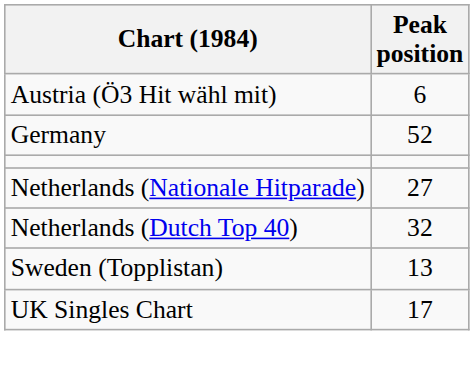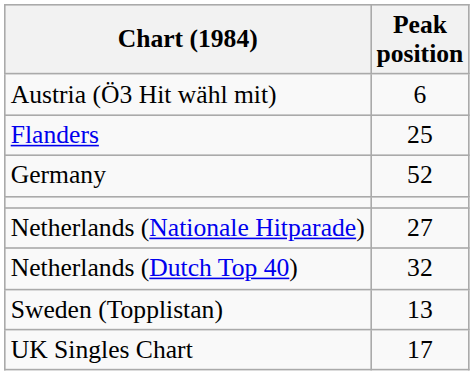+ row: (55, 134)
